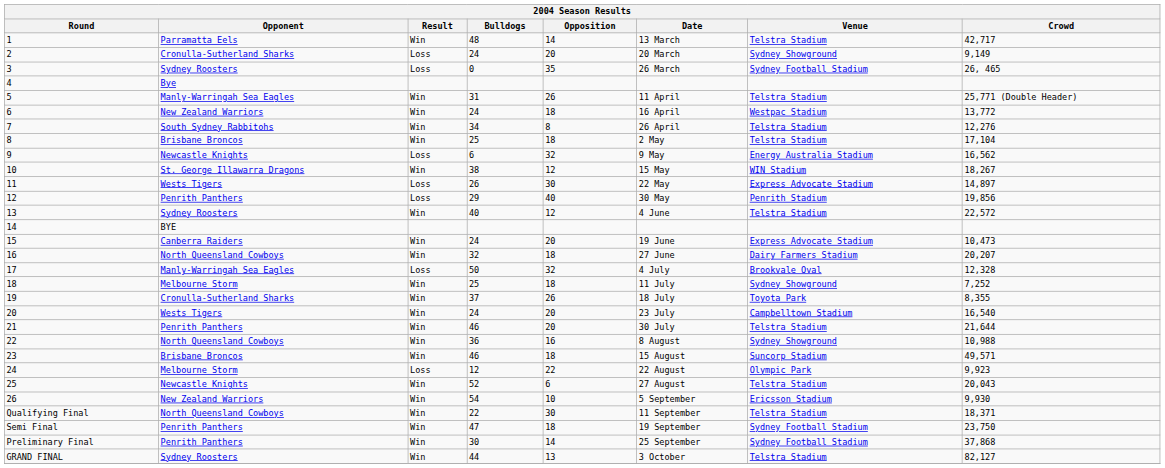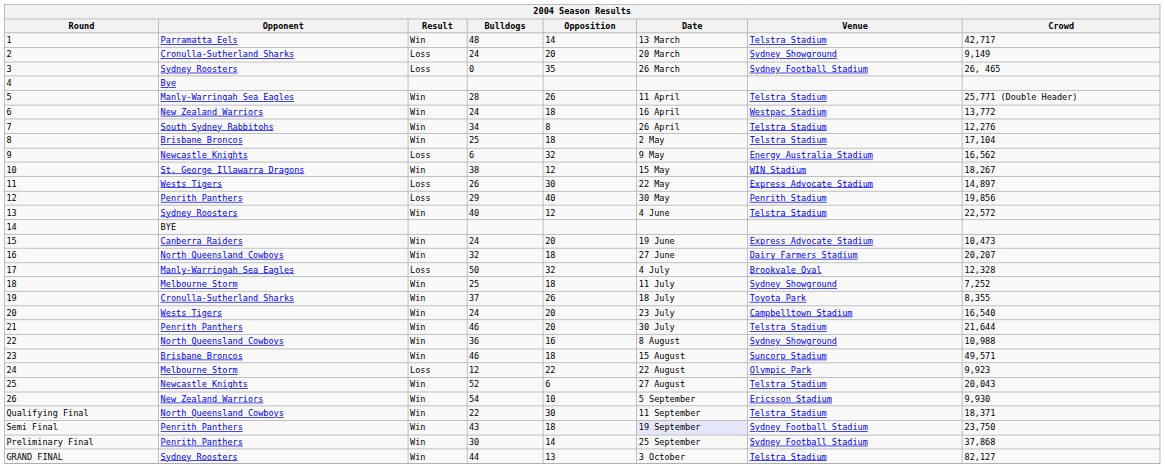(474, 97) 31 -> (474, 97) 28
(474, 427) 47 -> (474, 427) 43
(670, 427) no background -> (670, 427) lavender background
